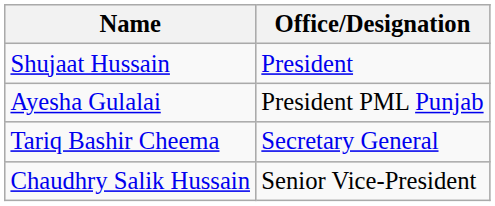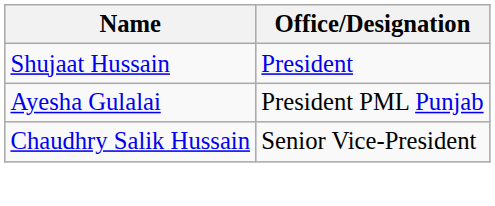- row: (115, 141)
